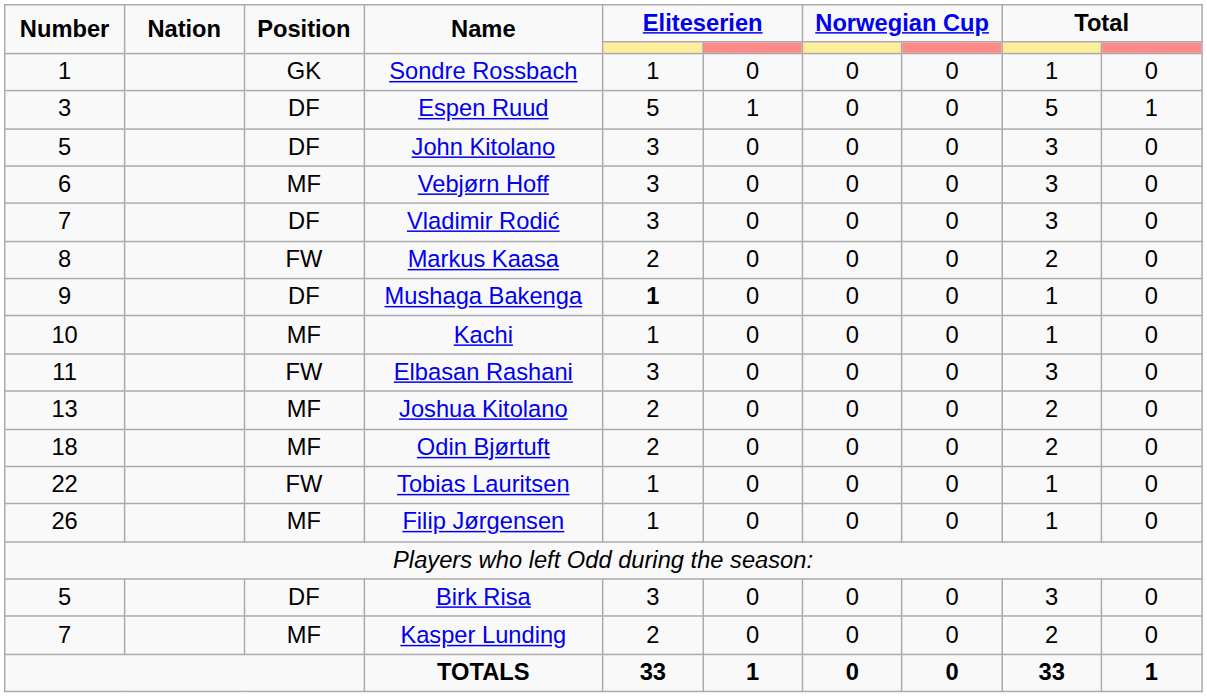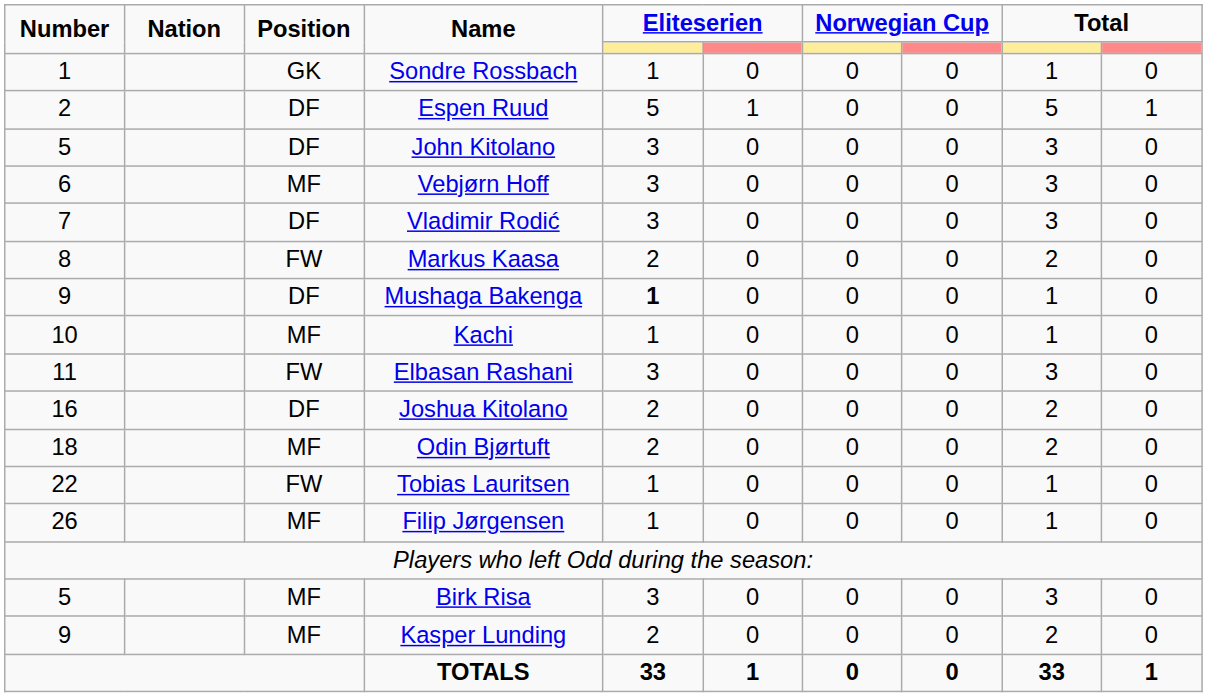(65, 109) 3 -> (65, 109) 2
(65, 409) 13 -> (65, 409) 16
(304, 409) MF -> (304, 409) DF
(304, 597) DF -> (304, 597) MF
(65, 635) 7 -> (65, 635) 9
